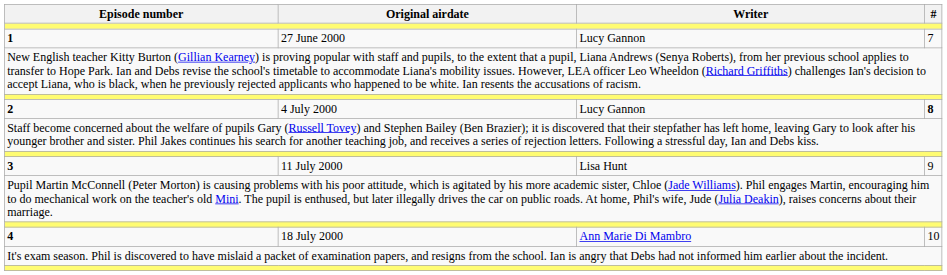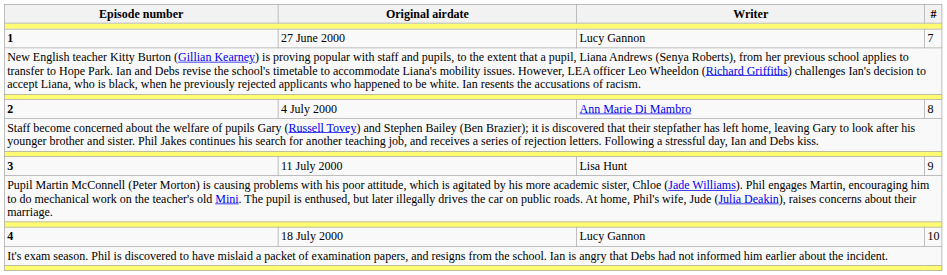(612, 109) Lucy Gannon -> (635, 109) Ann Marie Di Mambro
(930, 109) bold -> (930, 109) normal
(635, 236) Ann Marie Di Mambro -> (612, 236) Lucy Gannon
